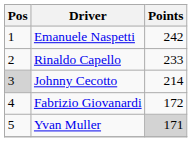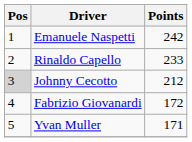(173, 81) 214 -> (173, 81) 212
(173, 125) lightgrey background -> (173, 125) no background
